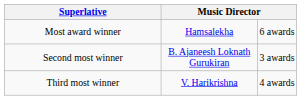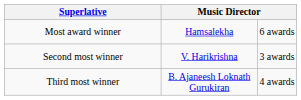(209, 57) B. Ajaneesh Loknath Gurukiran -> (209, 56) V. Harikrishna
(209, 83) V. Harikrishna -> (209, 82) B. Ajaneesh Loknath Gurukiran
